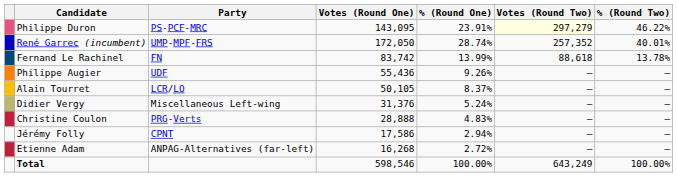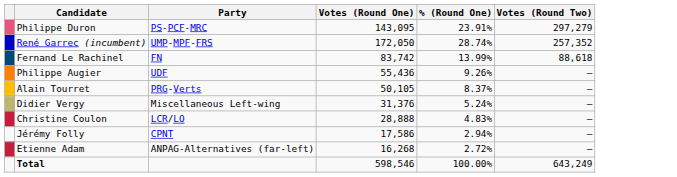- column: (633, 12)
(573, 27) lightyellow background -> (573, 27) no background
(168, 88) LCR/LO -> (176, 88) PRG-Verts
(176, 119) PRG-Verts -> (168, 119) LCR/LO
